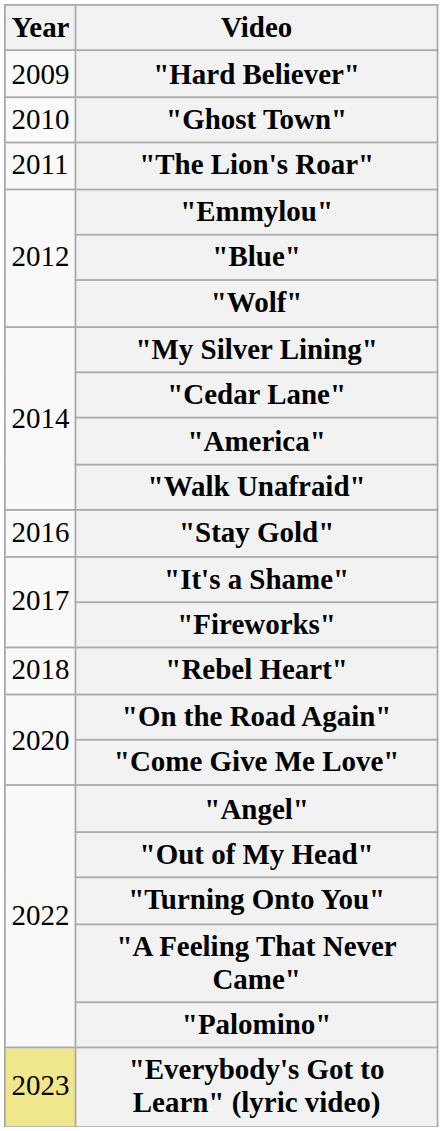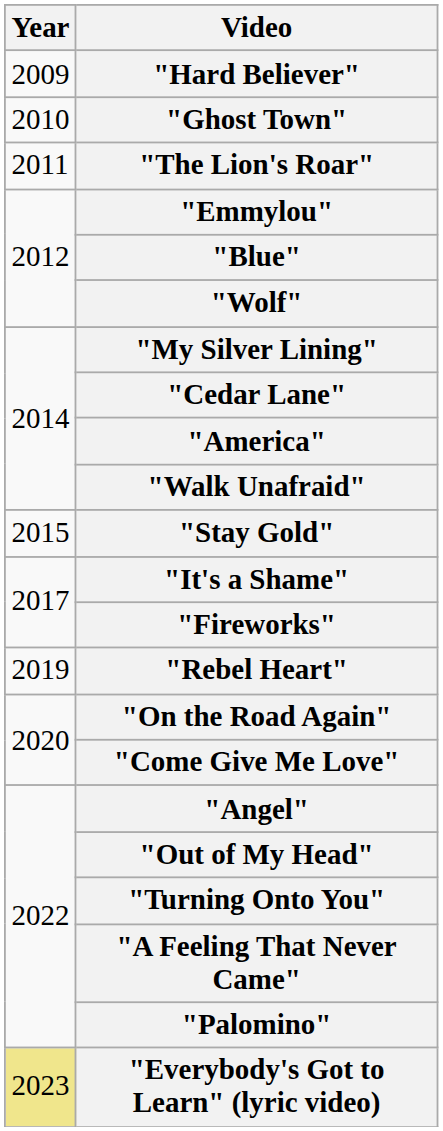(41, 532) 2016 -> (41, 532) 2015
(41, 670) 2018 -> (41, 670) 2019
